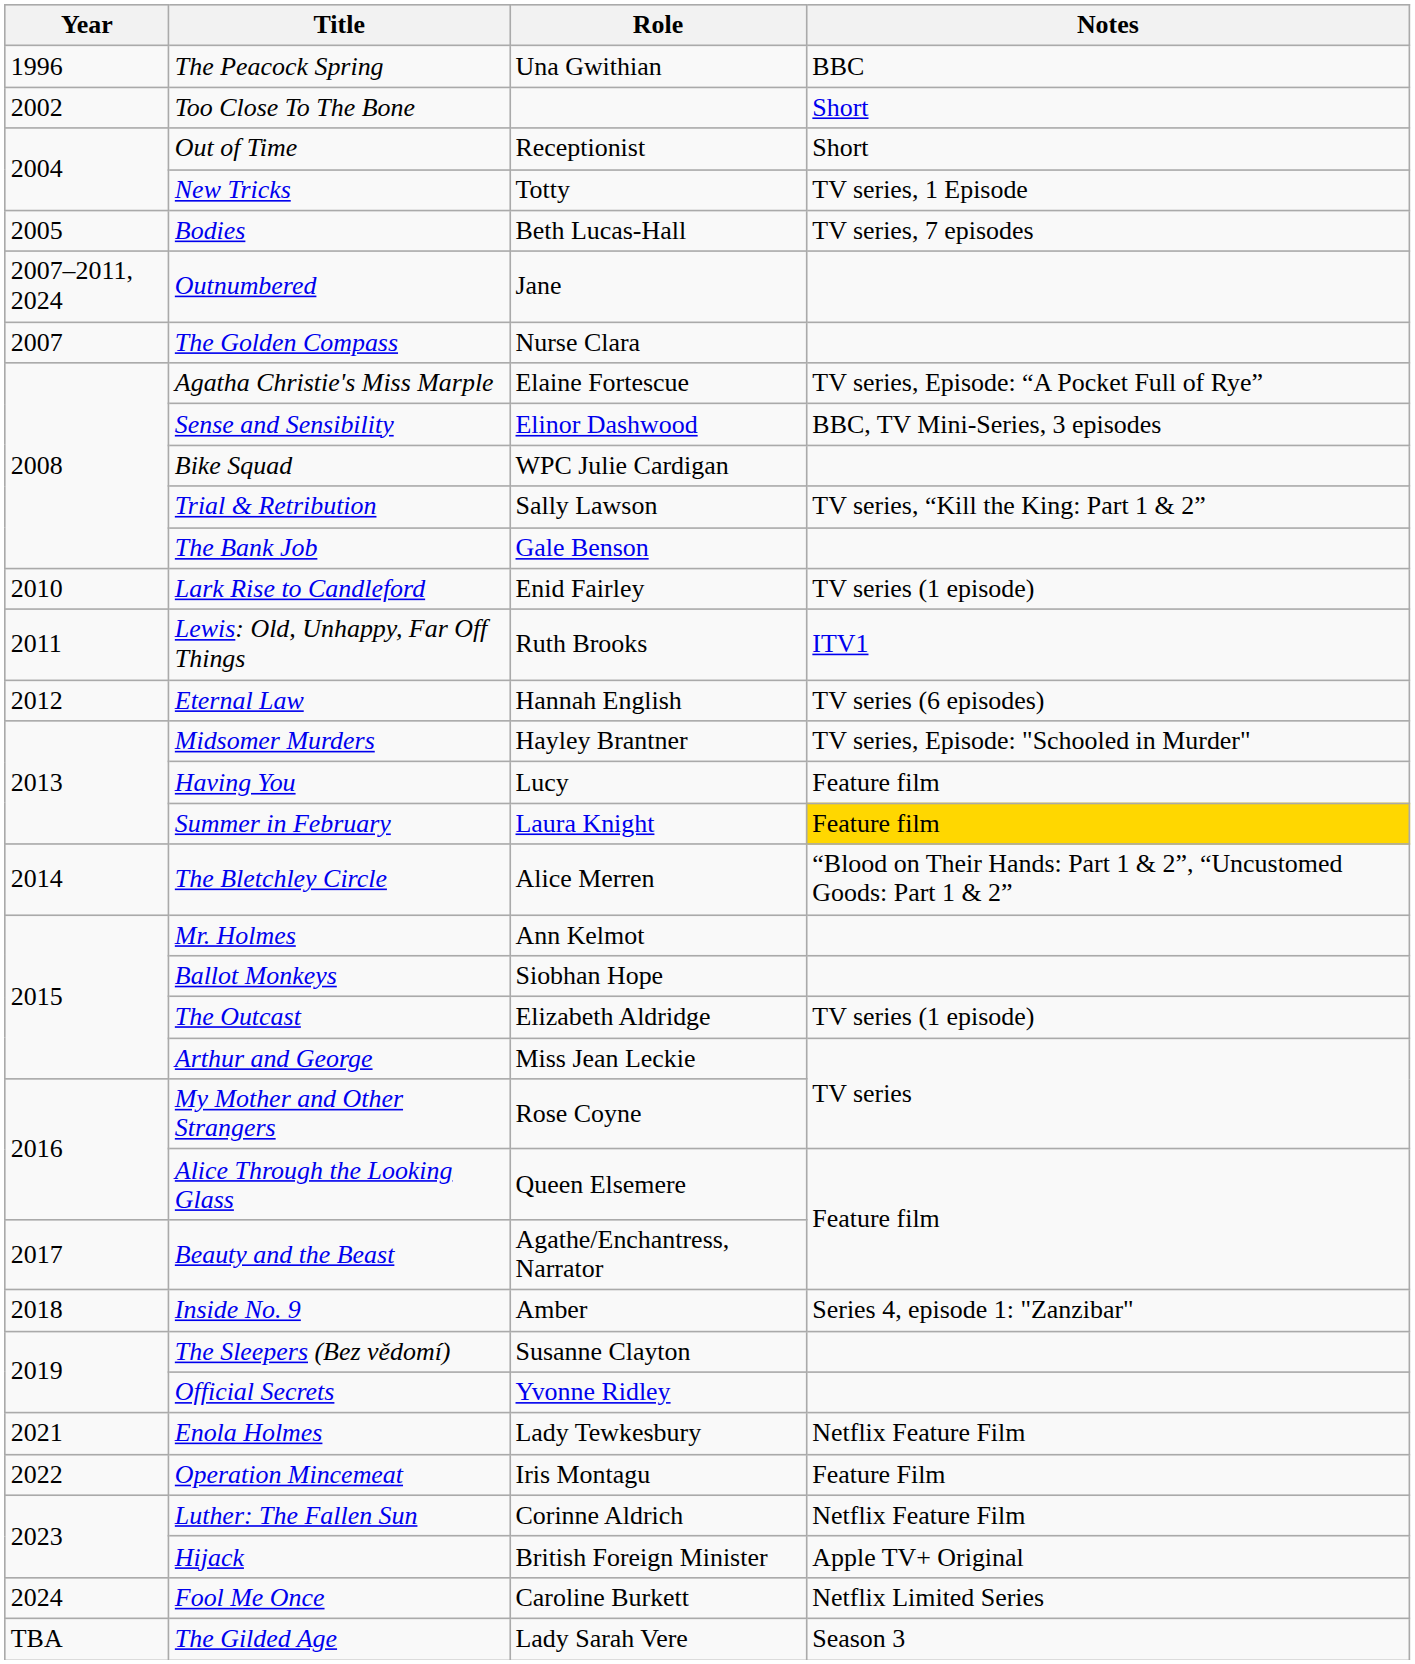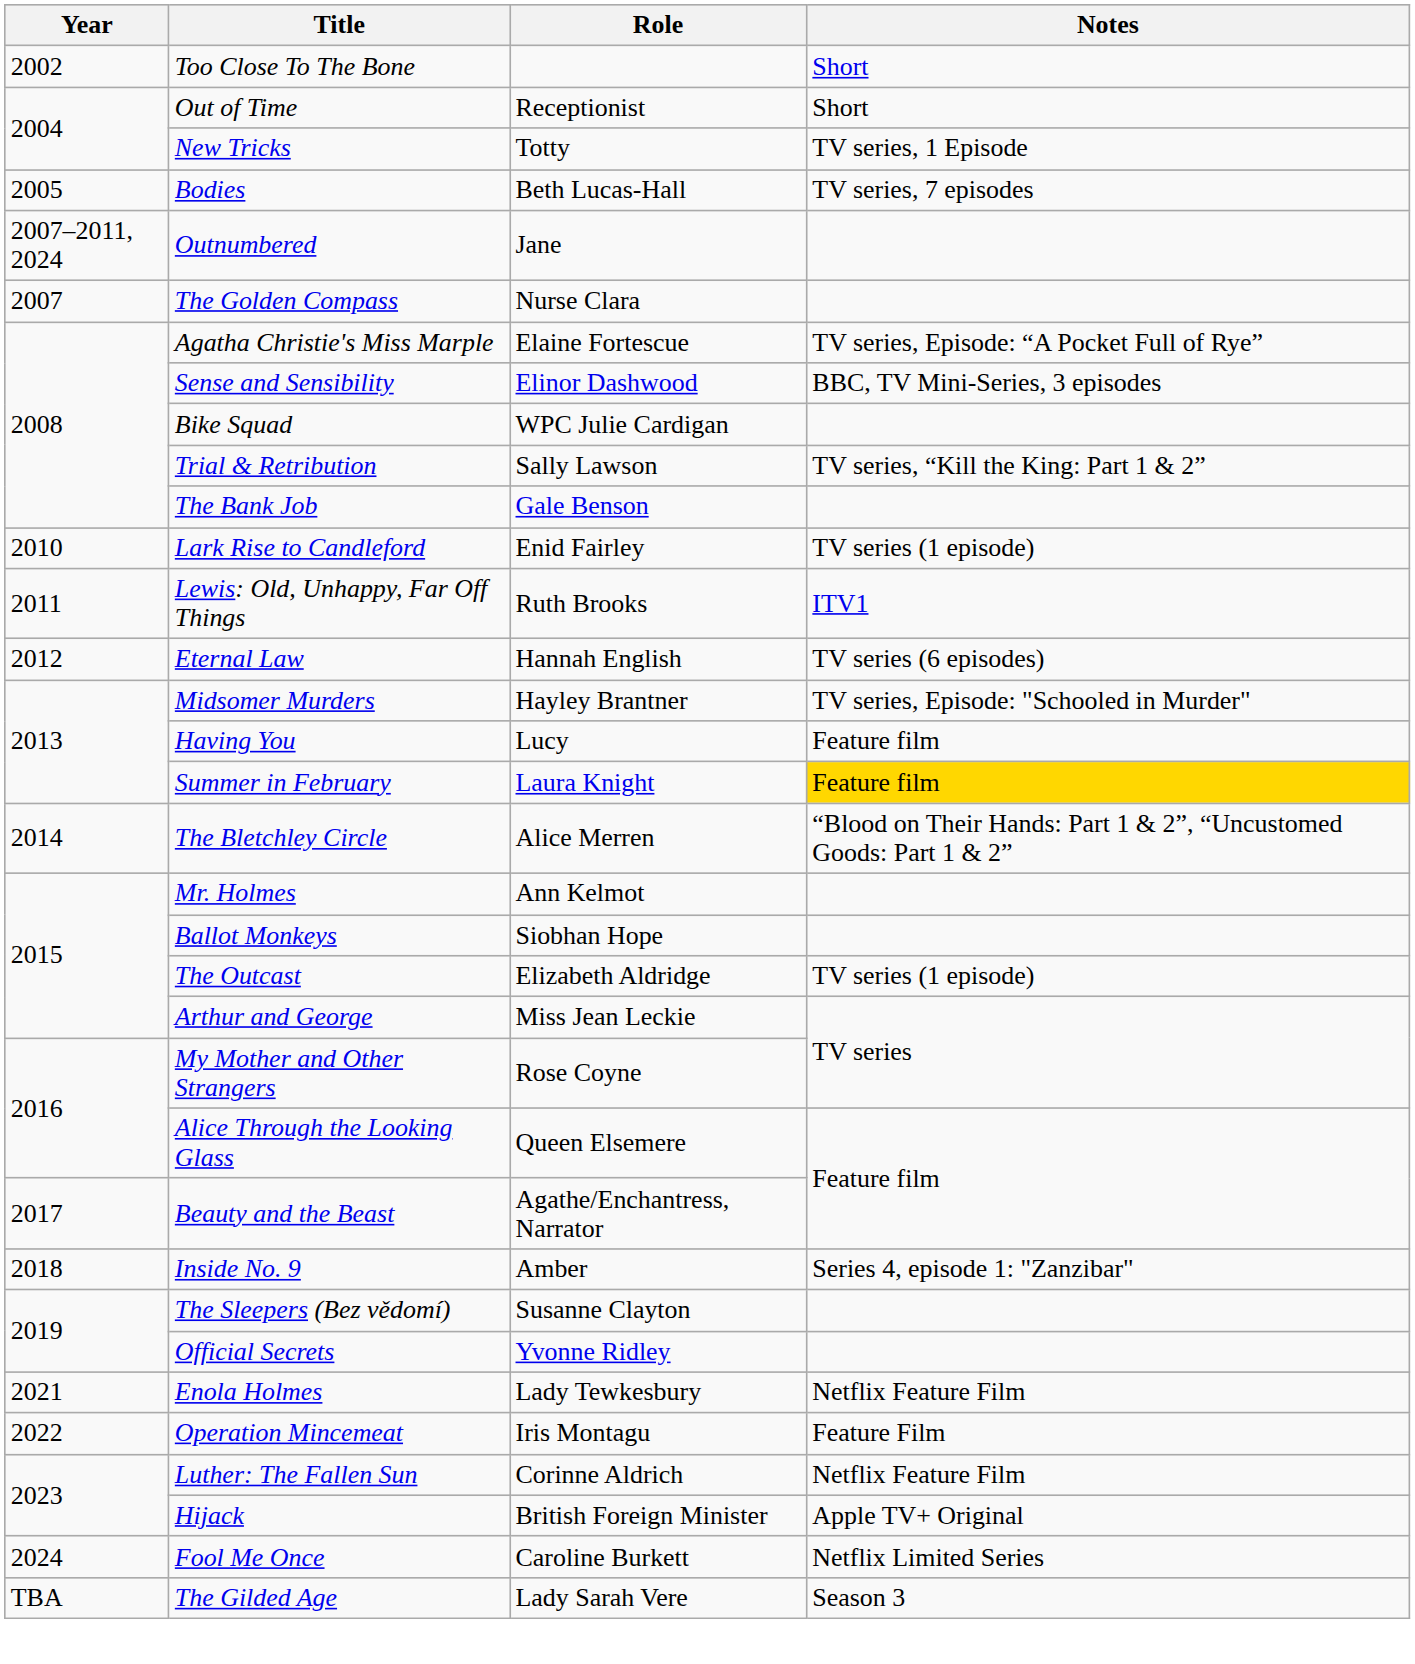- row: (279, 66)
